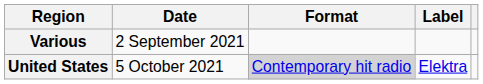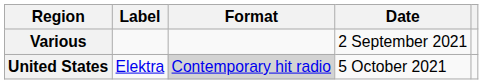columns swapped: (180, 16) <-> (443, 16)
